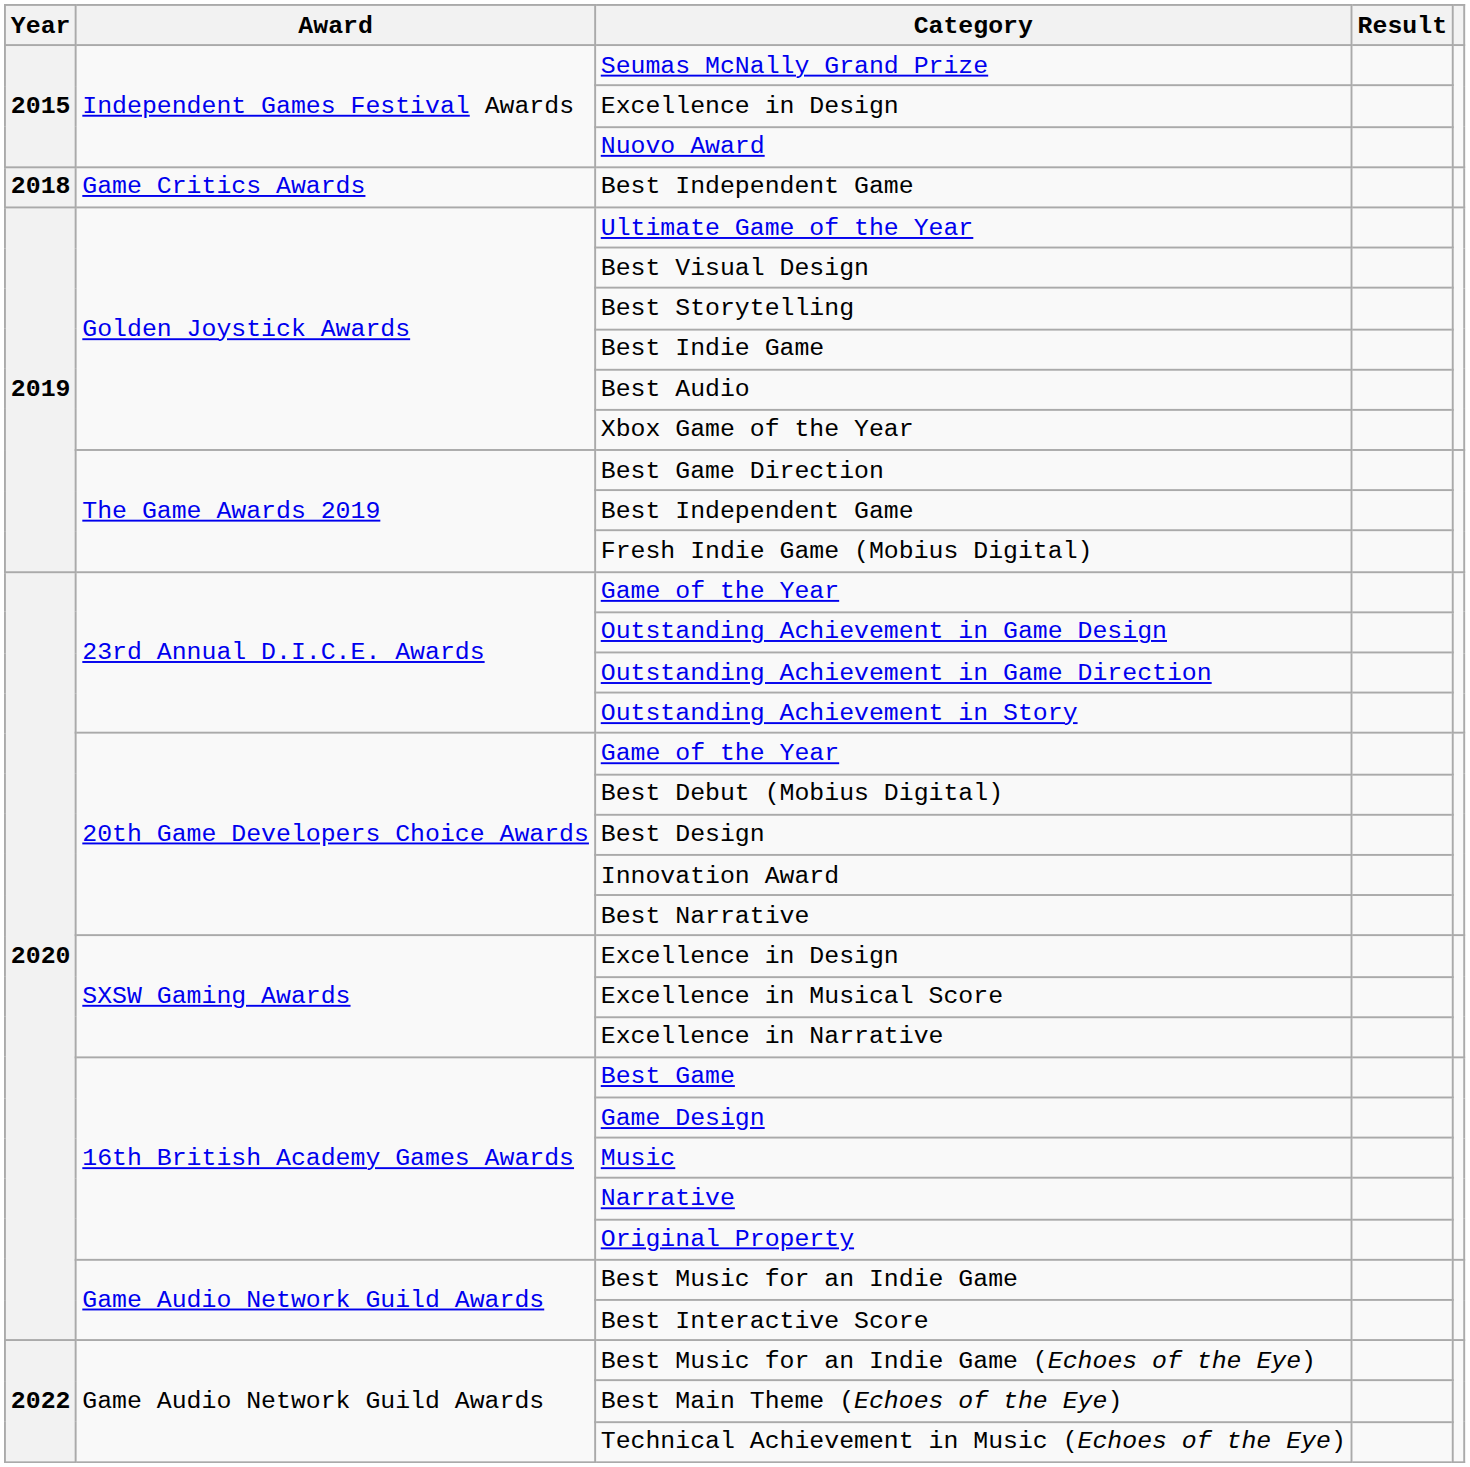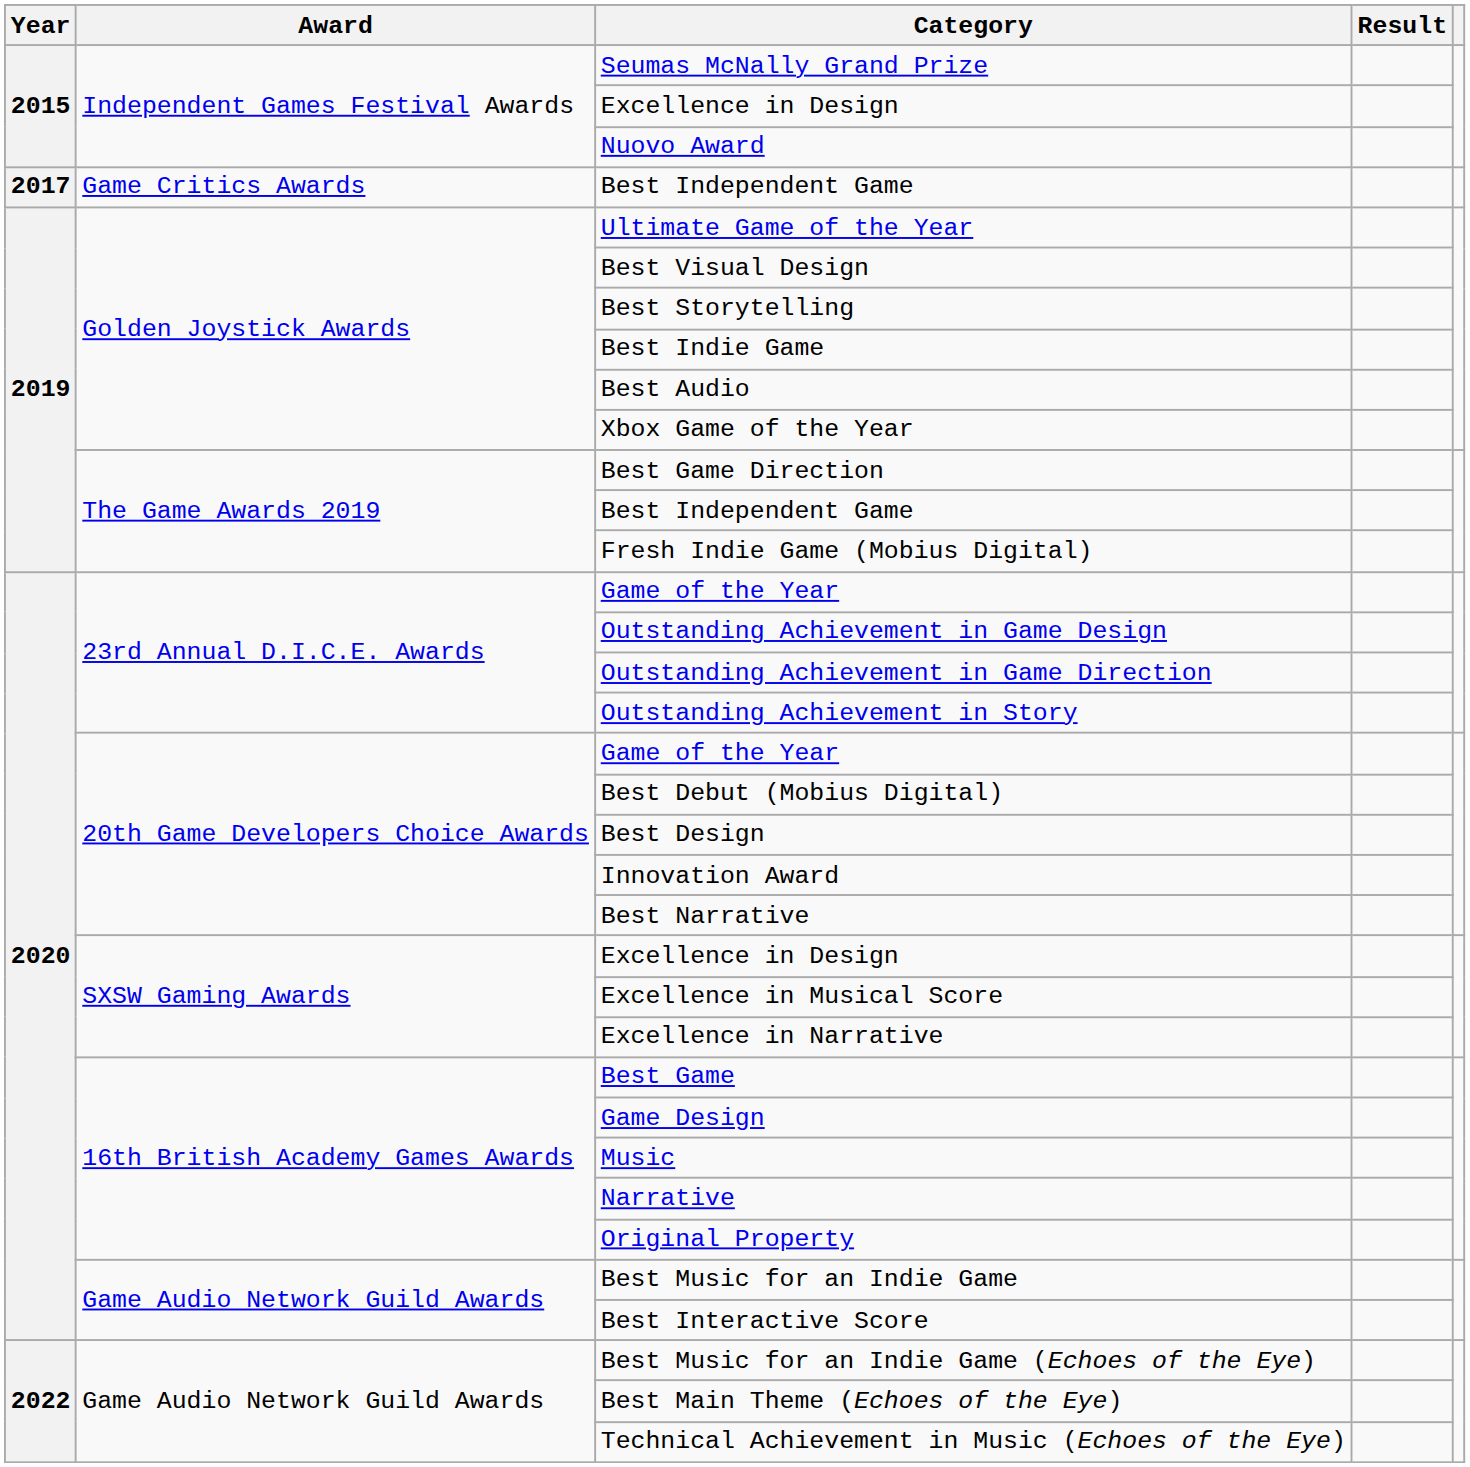(41, 187) 2018 -> (41, 187) 2017
